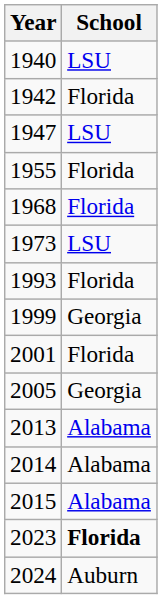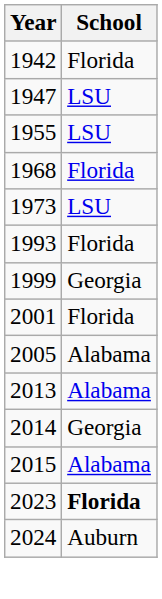- row: (33, 59)
(101, 170) Florida -> (89, 133) LSU
(104, 390) Georgia -> (109, 354) Alabama
(109, 464) Alabama -> (104, 427) Georgia
